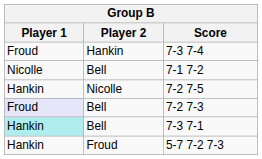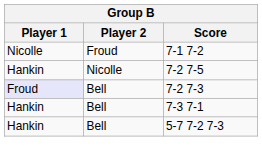- row: (185, 51)
(96, 70) Bell -> (102, 51) Froud
(26, 126) paleturquoise background -> (26, 107) no background
(102, 145) Froud -> (96, 126) Bell
